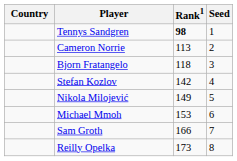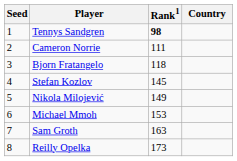columns swapped: (29, 14) <-> (219, 14)
(183, 48) 113 -> (158, 48) 111
(183, 81) 142 -> (159, 81) 145
(183, 131) 166 -> (159, 131) 163
